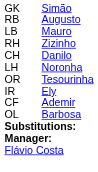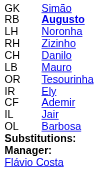(61, 20) normal -> (63, 20) bold
rows swapped: (11, 32) <-> (11, 67)
+ row: (9, 114)
